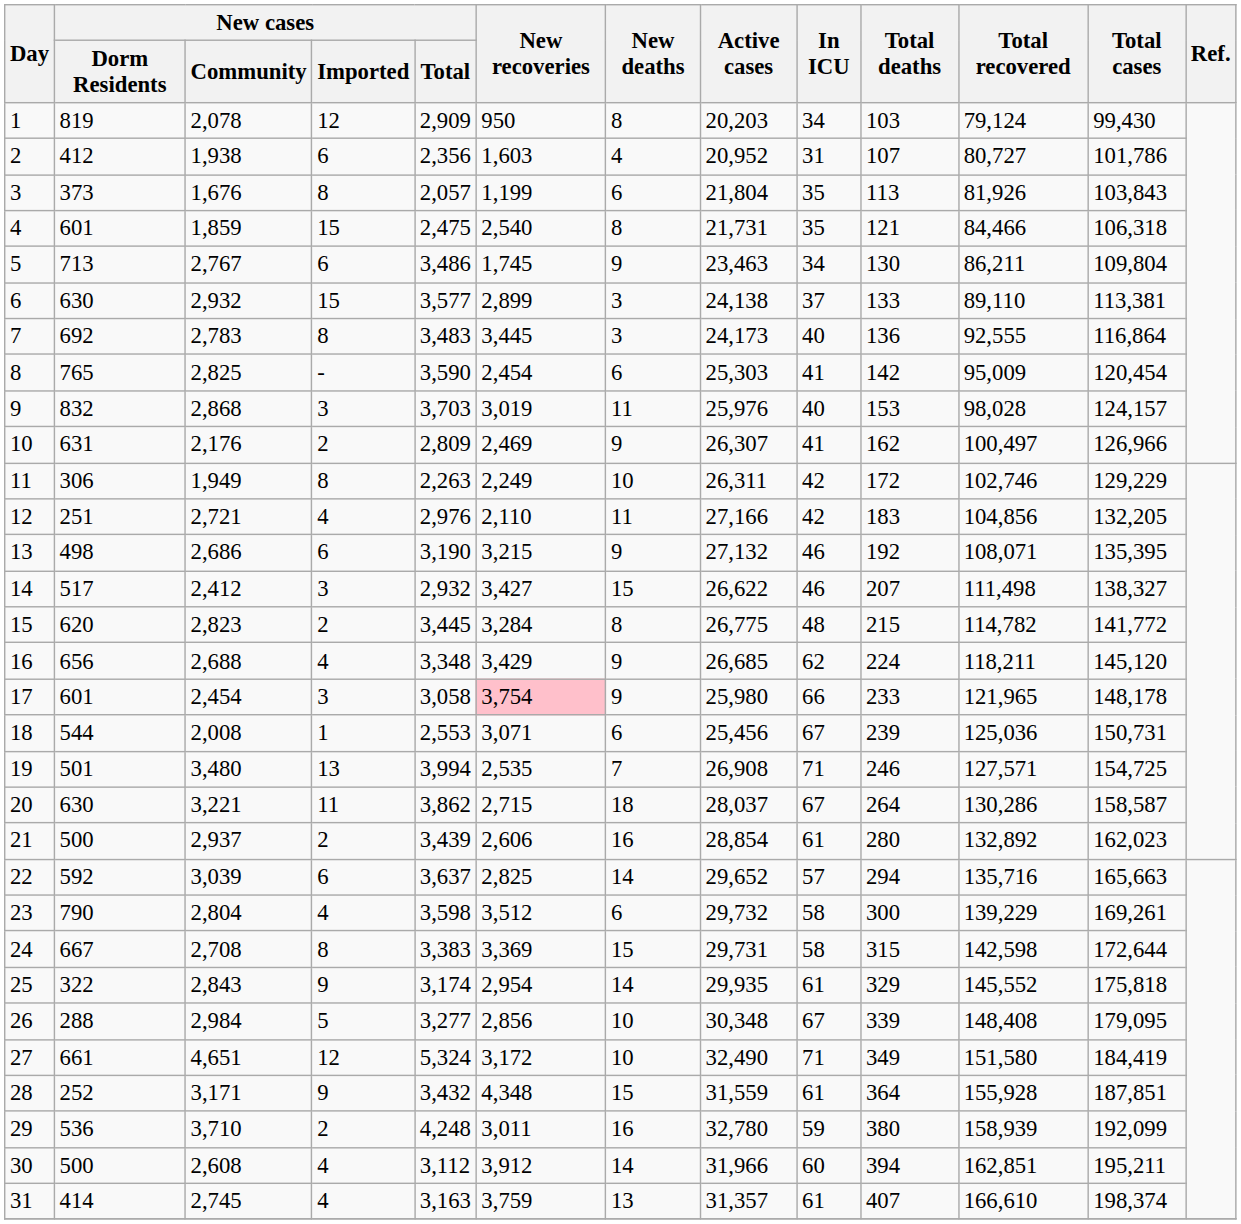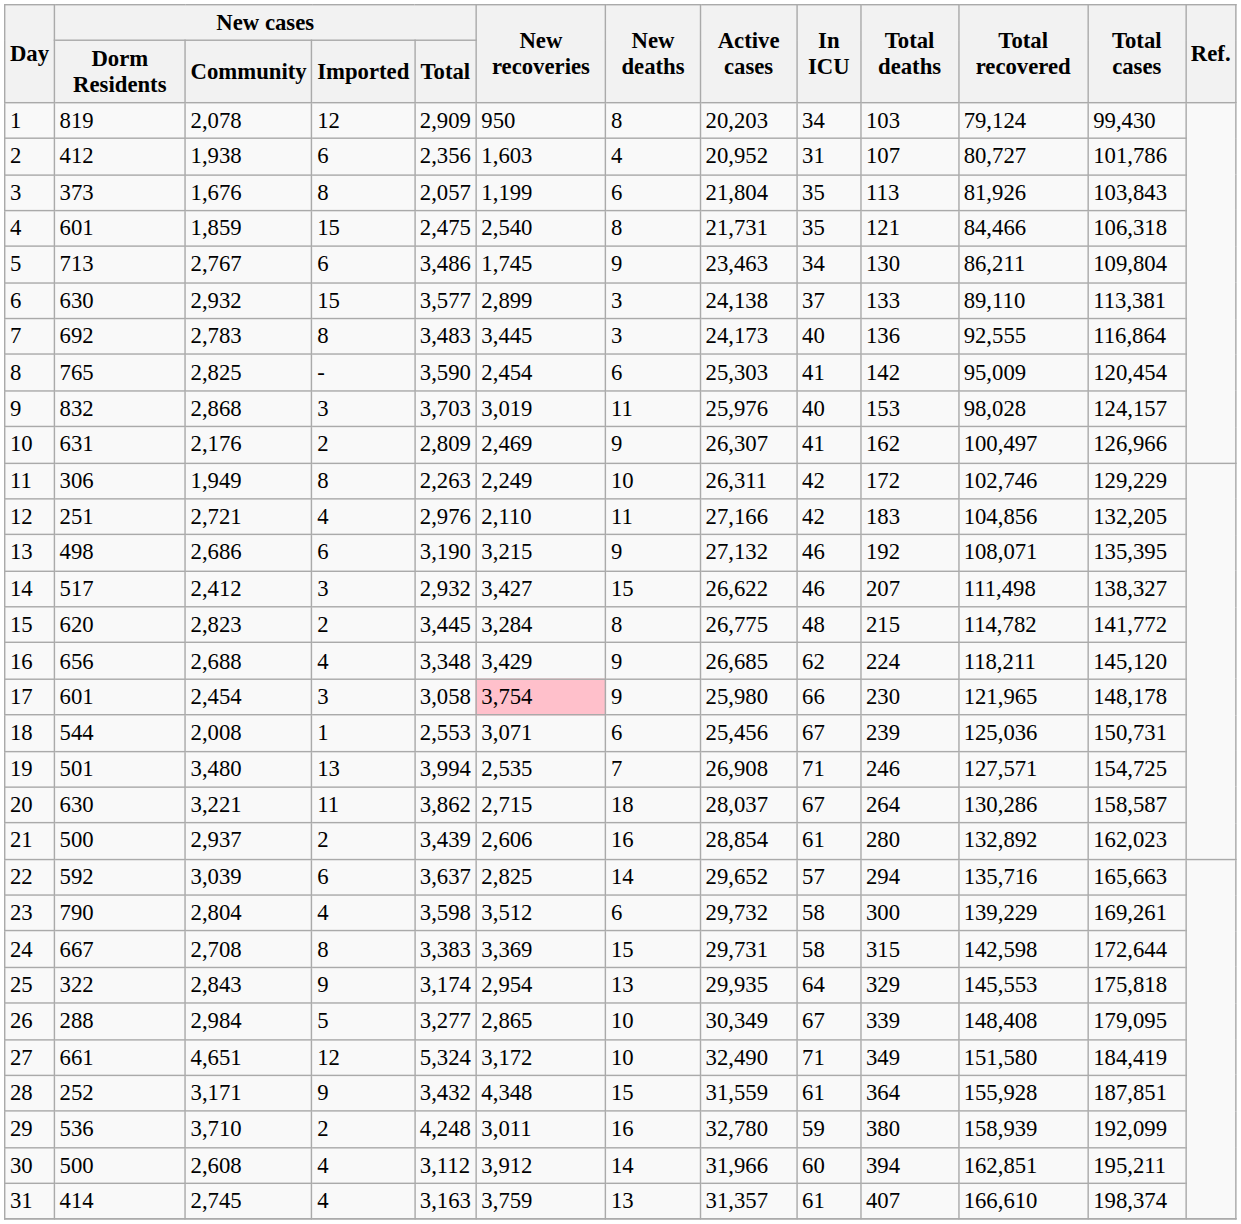(883, 696) 233 -> (883, 696) 230
(622, 984) 14 -> (622, 984) 13
(813, 984) 61 -> (813, 984) 64
(1001, 984) 145,552 -> (1001, 984) 145,553
(507, 1020) 2,856 -> (507, 1020) 2,865
(737, 1020) 30,348 -> (737, 1020) 30,349
